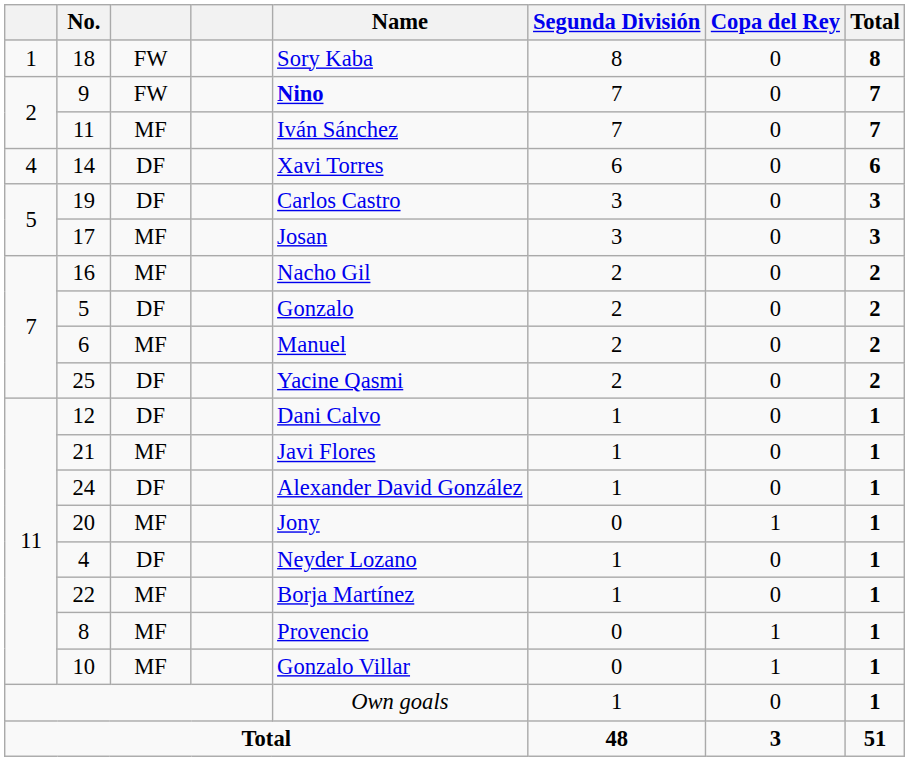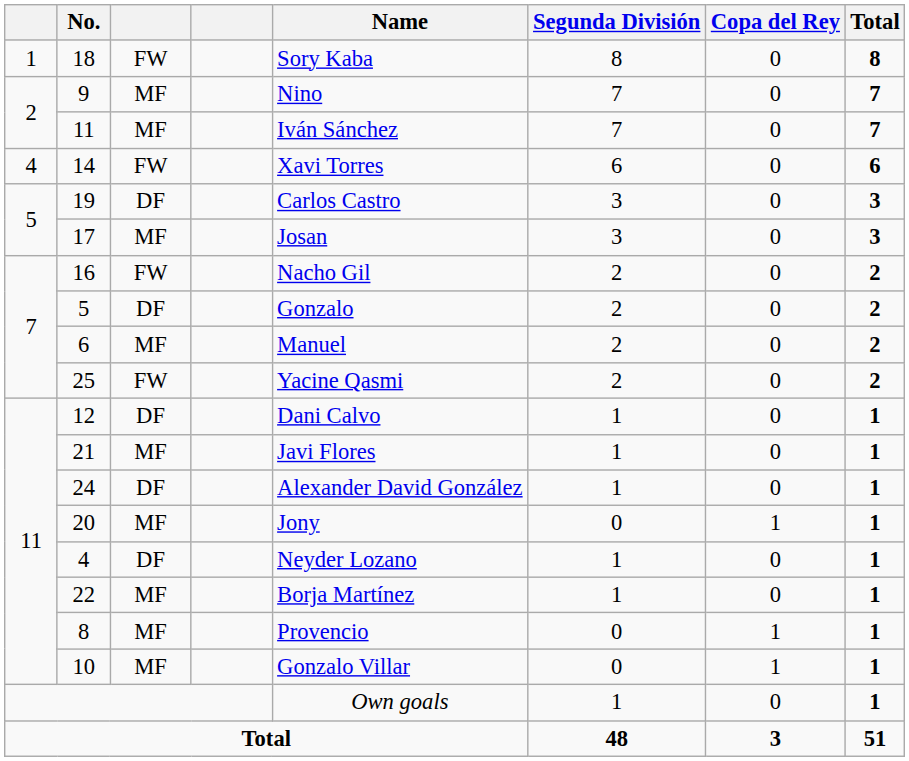(151, 93) FW -> (151, 93) MF
(300, 93) bold -> (300, 93) normal
(151, 165) DF -> (151, 165) FW
(151, 272) MF -> (151, 272) FW
(151, 380) DF -> (151, 380) FW
